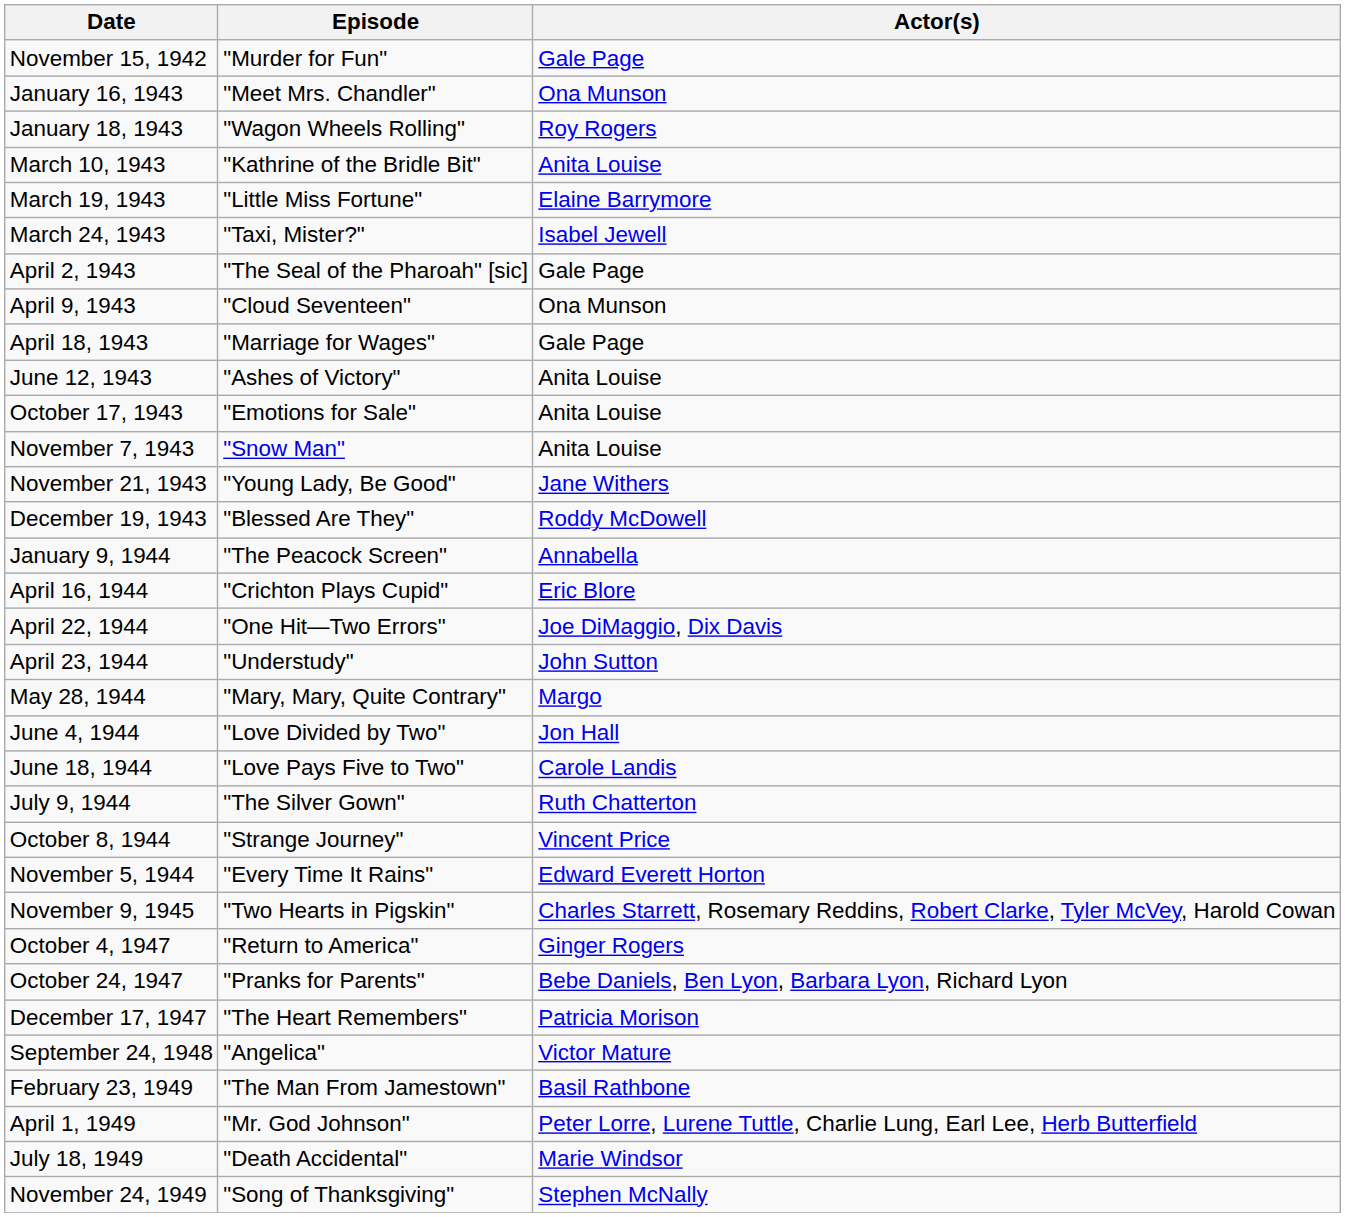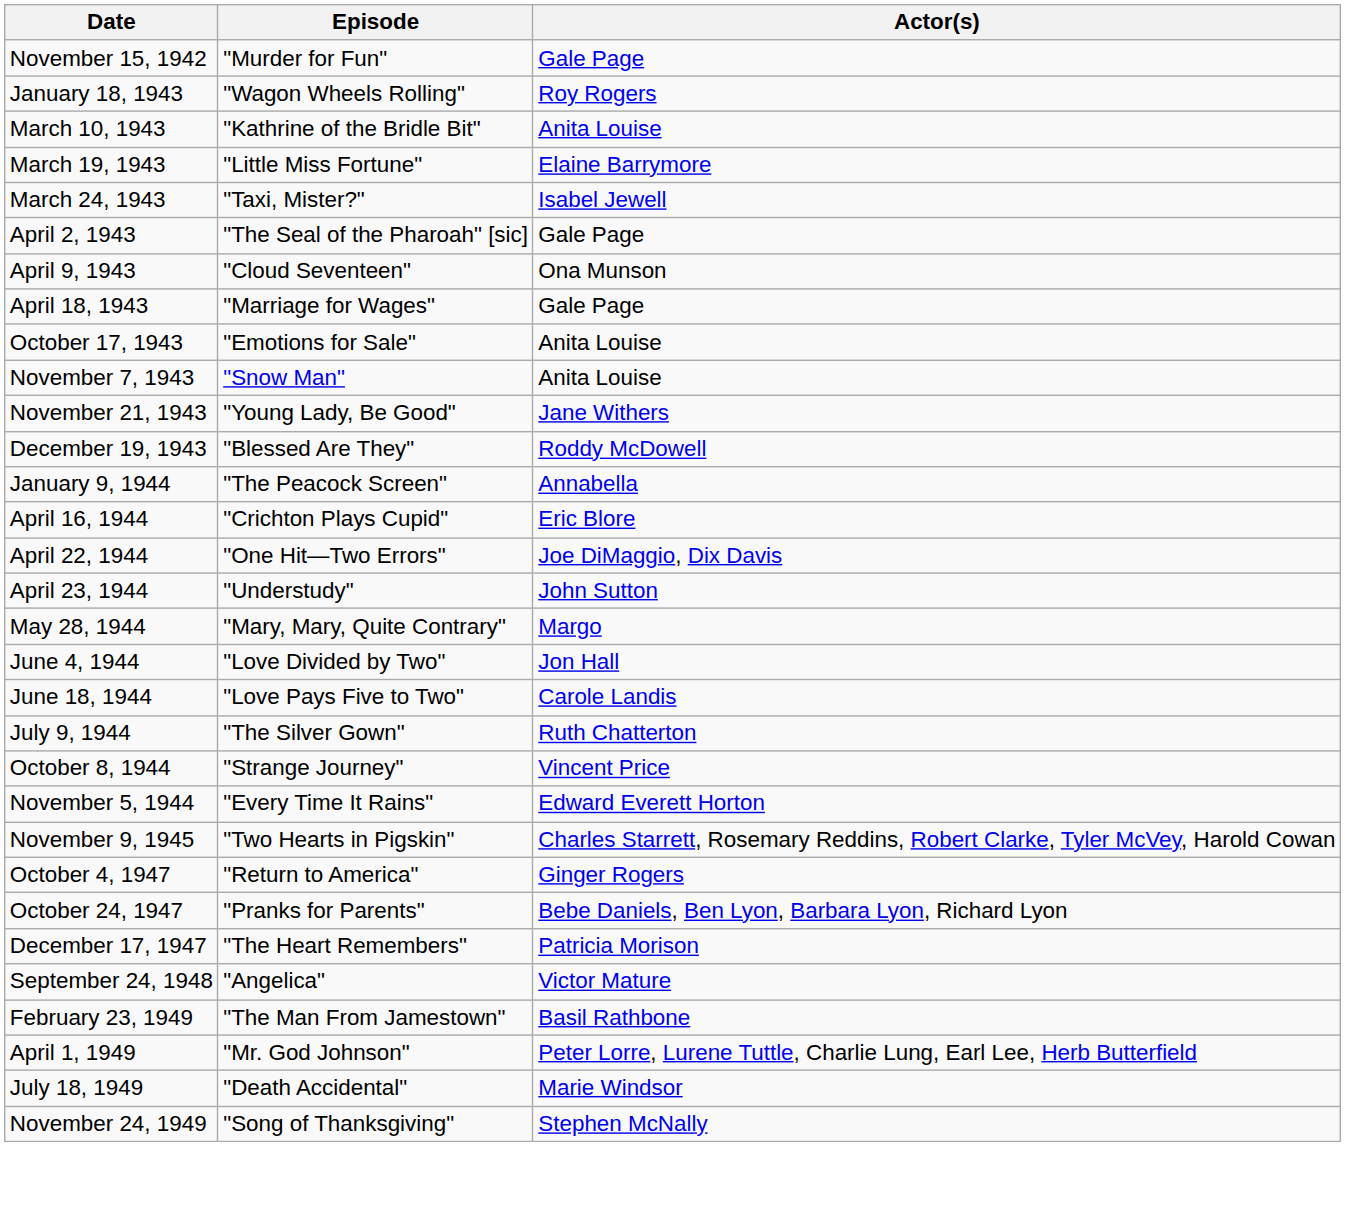- row: (96, 93)
- row: (81, 377)
